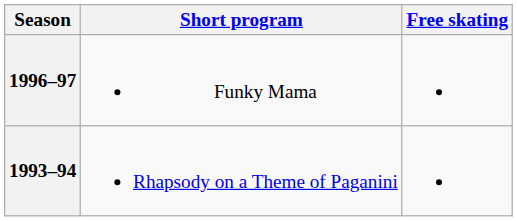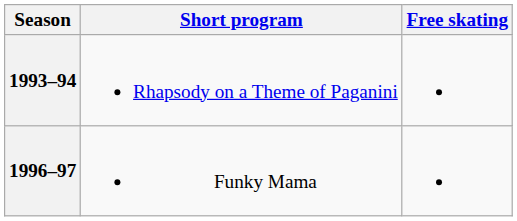rows swapped: (43, 80) <-> (43, 170)
